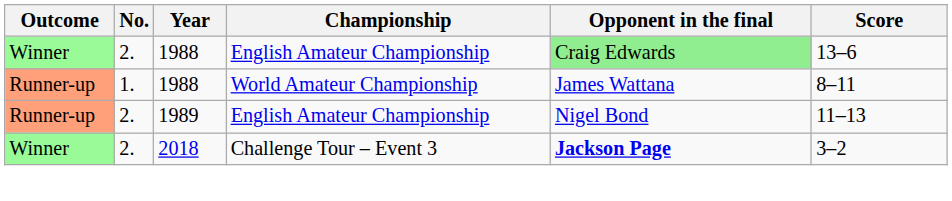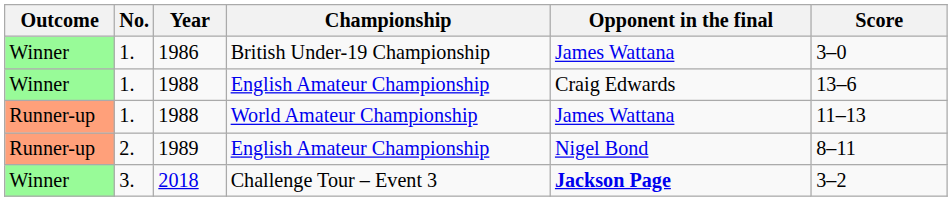+ row: (179, 52)
(127, 52) 2. -> (127, 84) 1.
(615, 52) lightgreen background -> (615, 84) no background
(836, 84) 8–11 -> (841, 116) 11–13
(841, 116) 11–13 -> (836, 148) 8–11
(127, 148) 2. -> (127, 180) 3.
